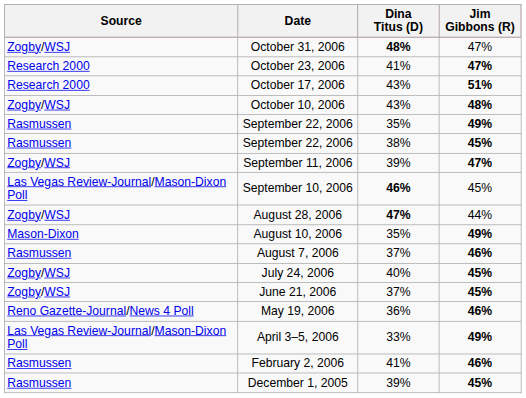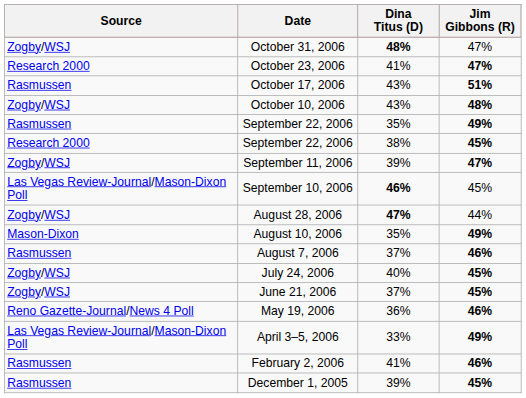(48, 85) Research 2000 -> (39, 85) Rasmussen
(39, 143) Rasmussen -> (48, 143) Research 2000
